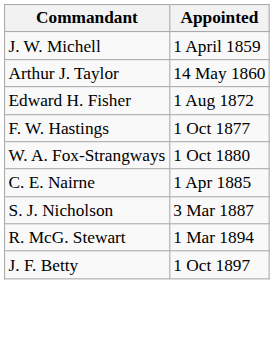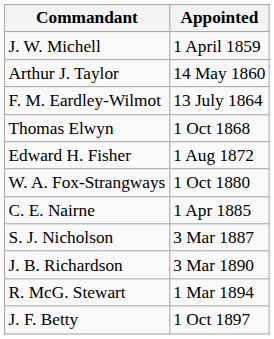+ row: (85, 100)
+ row: (61, 127)
- row: (59, 127)
+ row: (66, 264)
